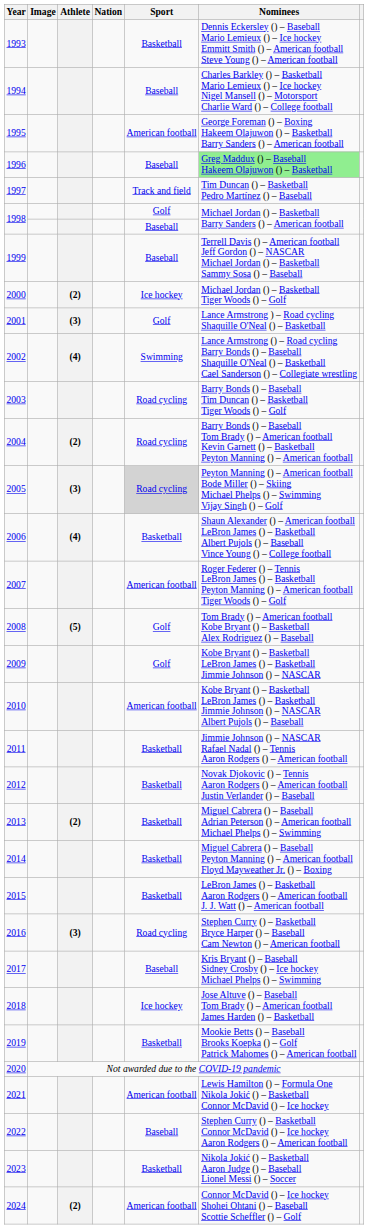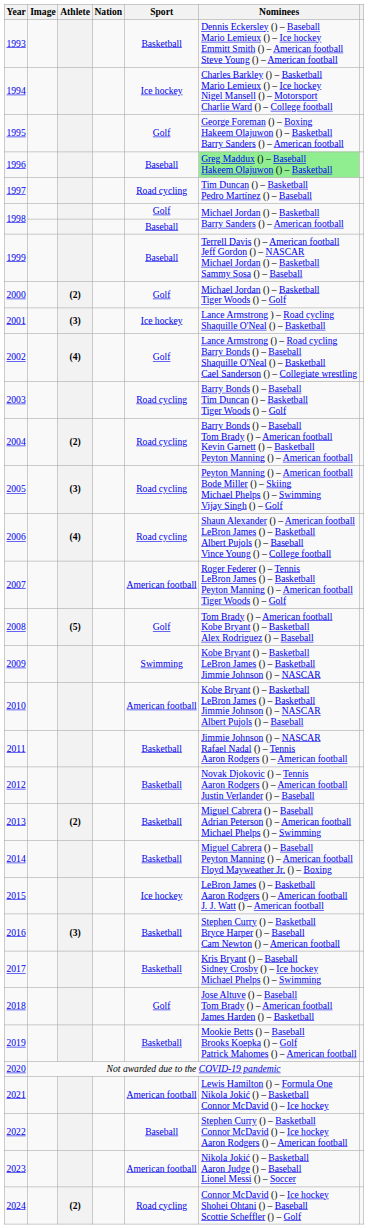(162, 91) Baseball -> (162, 91) Ice hockey
(162, 133) American football -> (162, 133) Golf
(162, 190) Track and field -> (162, 190) Road cycling
(162, 294) Ice hockey -> (162, 294) Golf
(162, 320) Golf -> (162, 320) Ice hockey
(162, 357) Swimming -> (162, 357) Golf
(162, 489) lightgrey background -> (162, 489) no background
(162, 537) Basketball -> (162, 537) Road cycling
(162, 664) Golf -> (162, 664) Swimming
(162, 895) Basketball -> (162, 895) Ice hockey
(162, 932) Road cycling -> (162, 932) Basketball
(162, 969) Baseball -> (162, 969) Basketball
(162, 1006) Ice hockey -> (162, 1006) Golf
(162, 1168) Basketball -> (162, 1168) American football
(162, 1205) American football -> (162, 1205) Road cycling
